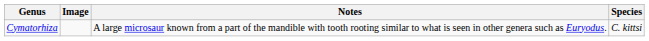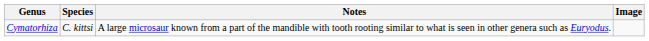columns swapped: (627, 12) <-> (75, 12)
